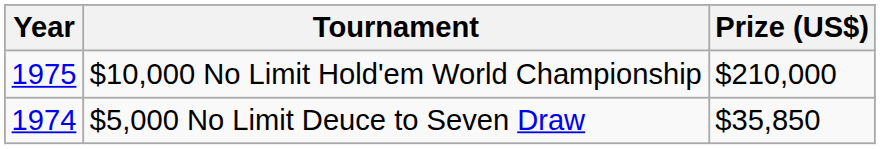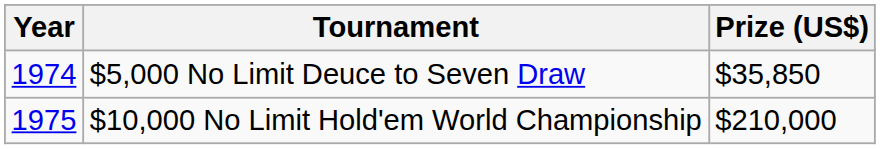rows swapped: (337, 119) <-> (396, 73)
